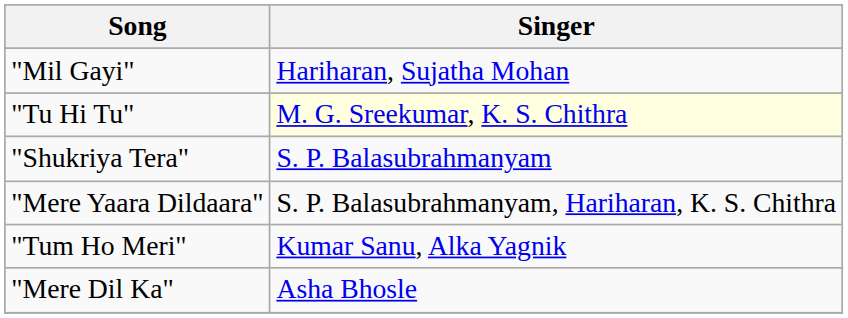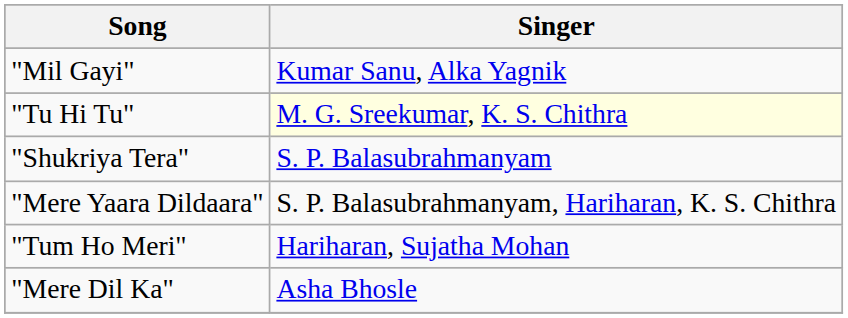(423, 70) Hariharan, Sujatha Mohan -> (421, 70) Kumar Sanu, Alka Yagnik
(421, 245) Kumar Sanu, Alka Yagnik -> (423, 245) Hariharan, Sujatha Mohan
